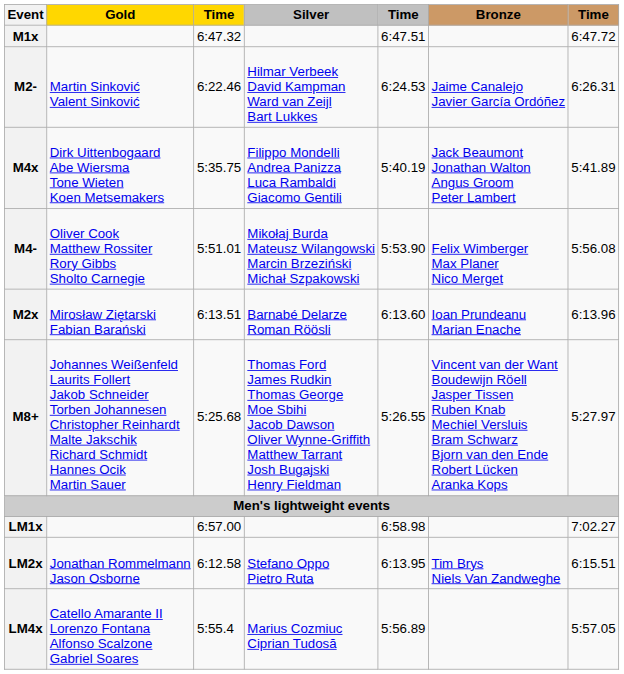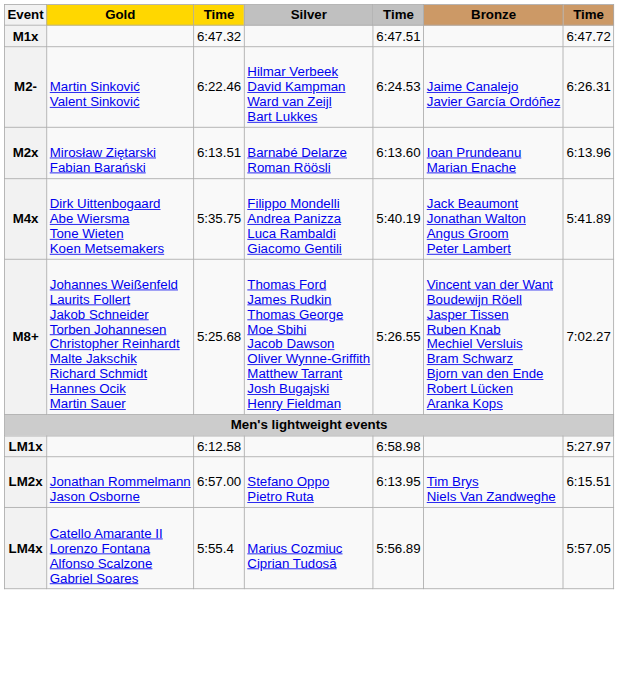rows swapped: (26, 314) <-> (26, 167)
- row: (26, 248)
(593, 417) 5:27.97 -> (589, 336) 7:02.27
(219, 527) 6:57.00 -> (219, 446) 6:12.58
(593, 527) 7:02.27 -> (589, 446) 5:27.97
(219, 563) 6:12.58 -> (219, 482) 6:57.00
